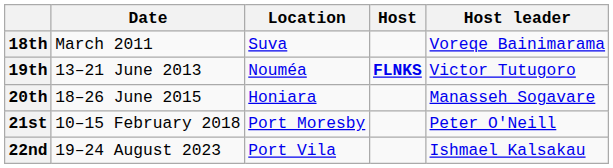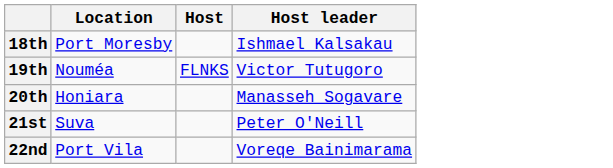- column: (148, 18)
(268, 44) Suva -> (114, 44) Port Moresby
(517, 44) Voreqe Bainimarama -> (315, 44) Ishmael Kalsakau
(397, 71) bold -> (204, 71) normal
(307, 124) Port Moresby -> (75, 124) Suva
(508, 150) Ishmael Kalsakau -> (324, 150) Voreqe Bainimarama
